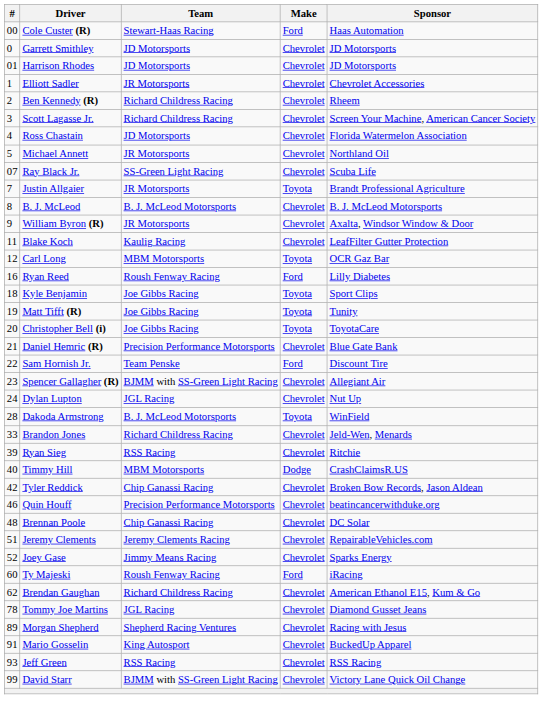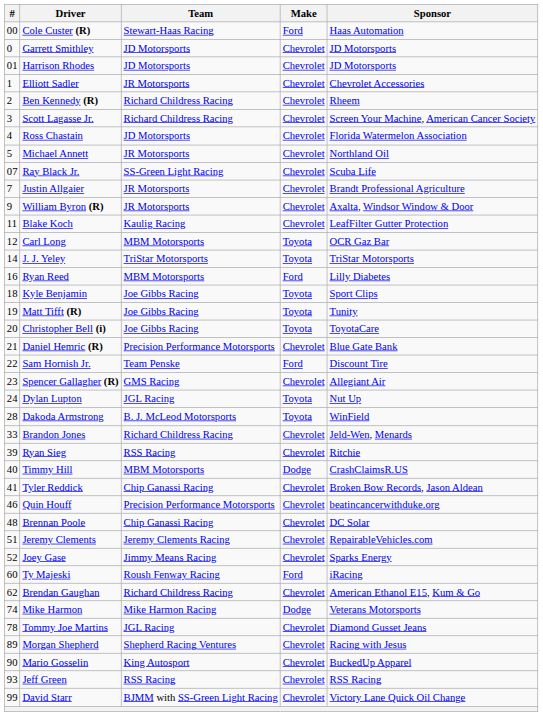(297, 188) Toyota -> (304, 188) Chevrolet
- row: (51, 206)
+ row: (44, 259)
(172, 276) Roush Fenway Racing -> (164, 276) MBM Motorsports
(201, 381) BJMM with SS-Green Light Racing -> (151, 381) GMS Racing
(304, 399) Chevrolet -> (297, 399) Toyota
(12, 487) 42 -> (12, 487) 41
+ row: (52, 609)
(12, 645) 91 -> (12, 662) 90
